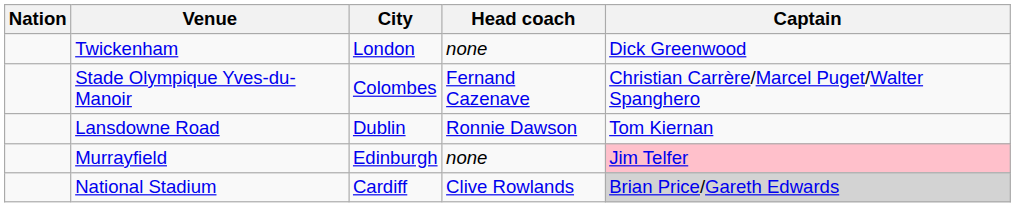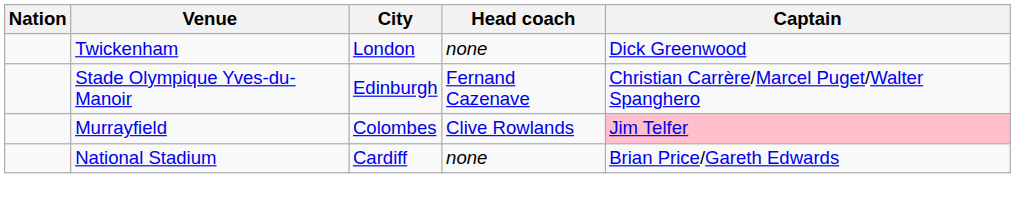(395, 88) Colombes -> (395, 88) Edinburgh
- row: (147, 128)
(395, 157) Edinburgh -> (395, 128) Colombes
(467, 157) none -> (510, 128) Clive Rowlands
(510, 187) Clive Rowlands -> (467, 157) none
(724, 187) lightgrey background -> (724, 157) no background
